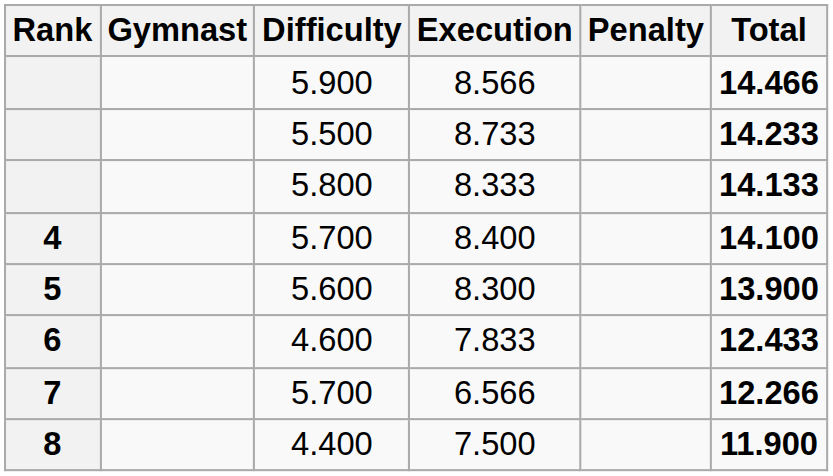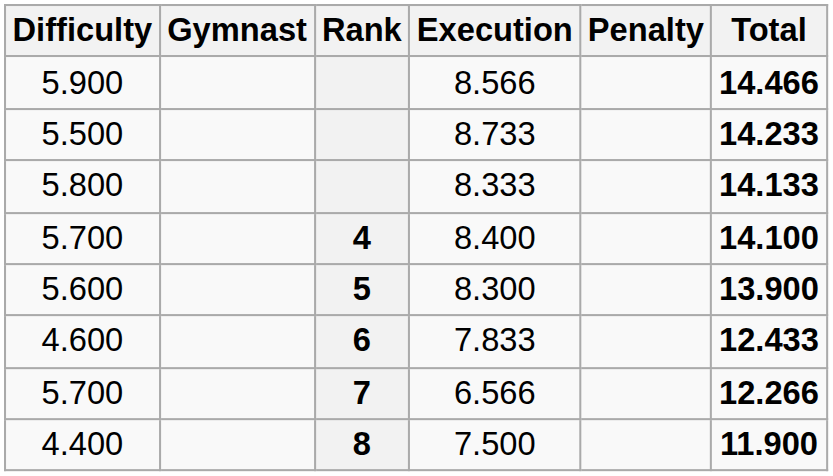columns swapped: (52, 30) <-> (332, 30)
